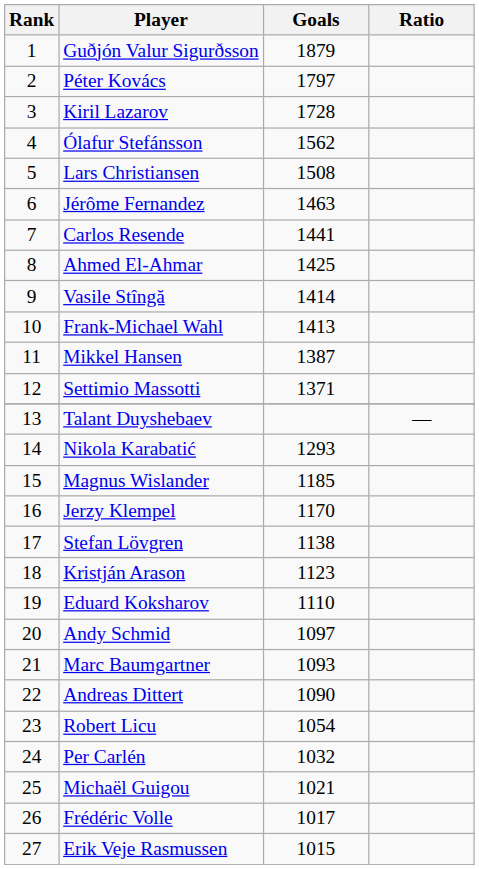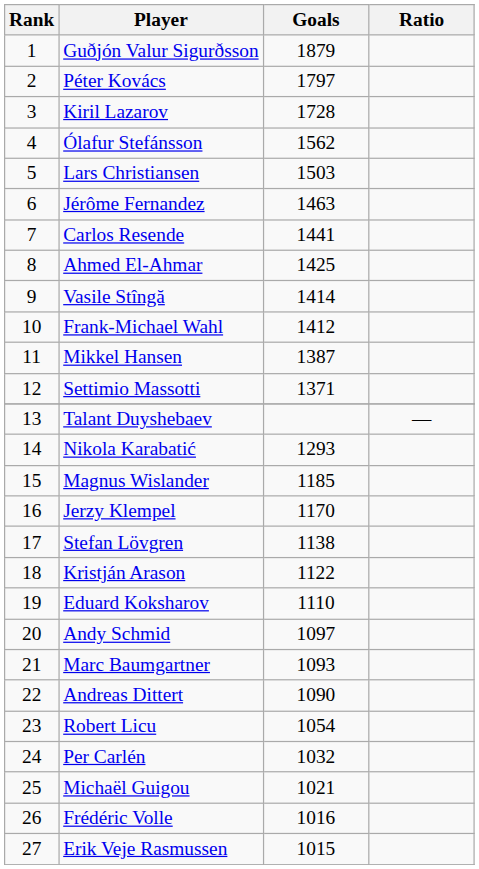(316, 173) 1508 -> (316, 173) 1503
(316, 326) 1413 -> (316, 326) 1412
(316, 572) 1123 -> (316, 572) 1122
(316, 818) 1017 -> (316, 818) 1016
